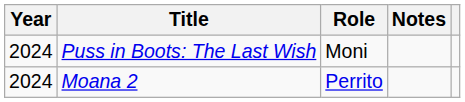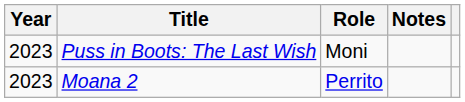(31, 50) 2024 -> (31, 50) 2023
(31, 81) 2024 -> (31, 81) 2023
